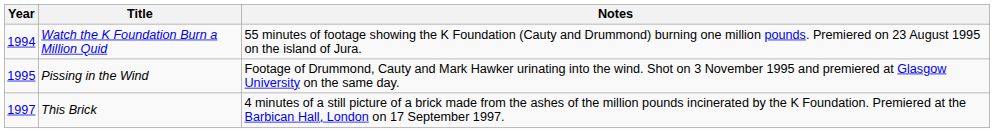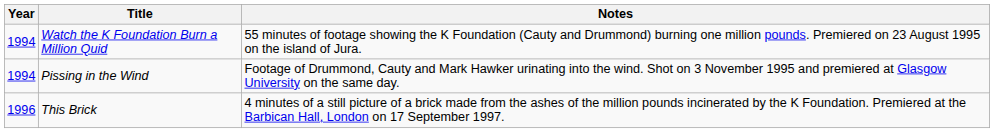(21, 75) 1995 -> (21, 75) 1994
(21, 110) 1997 -> (21, 110) 1996
